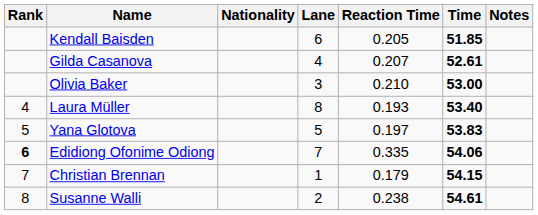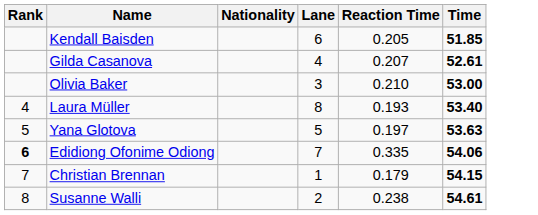- column: (509, 15)
(464, 130) 53.83 -> (464, 130) 53.63
